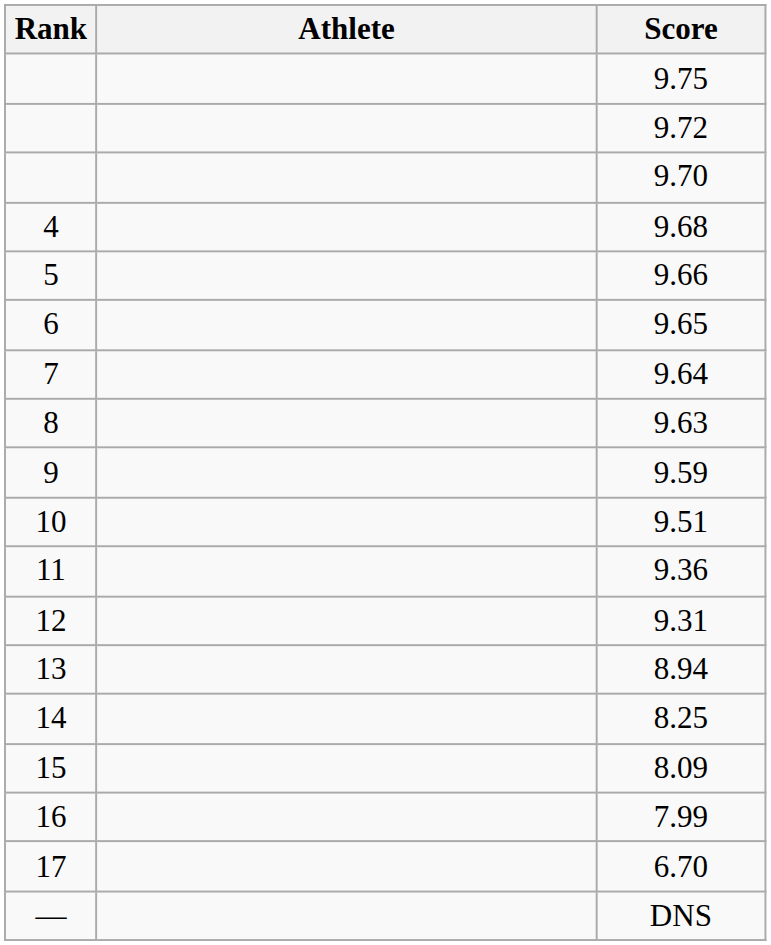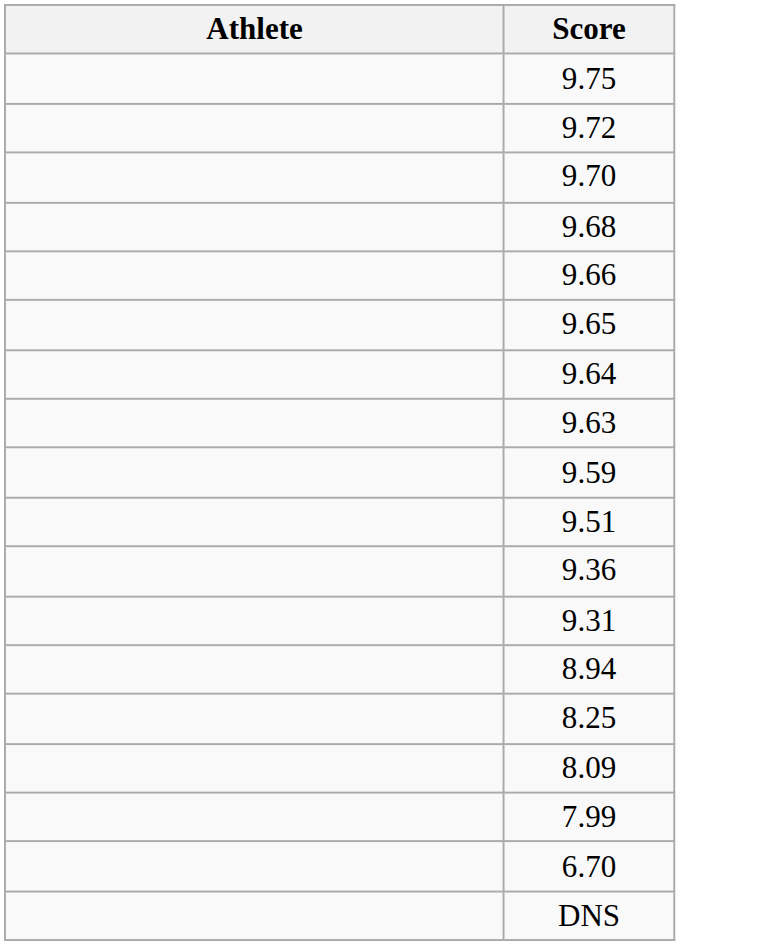- column: (51, 29)
